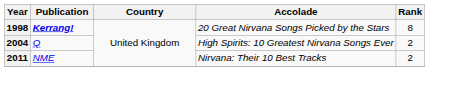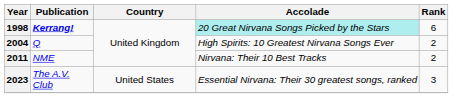(294, 27) no background -> (294, 27) paleturquoise background
(410, 27) 8 -> (434, 27) 6
+ row: (17, 79)
